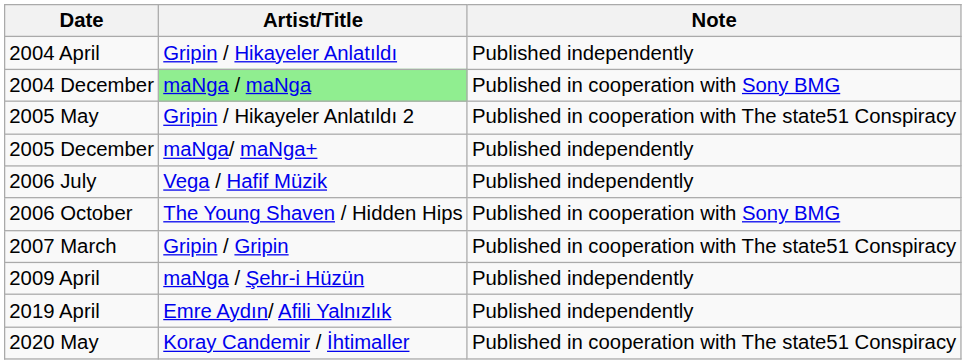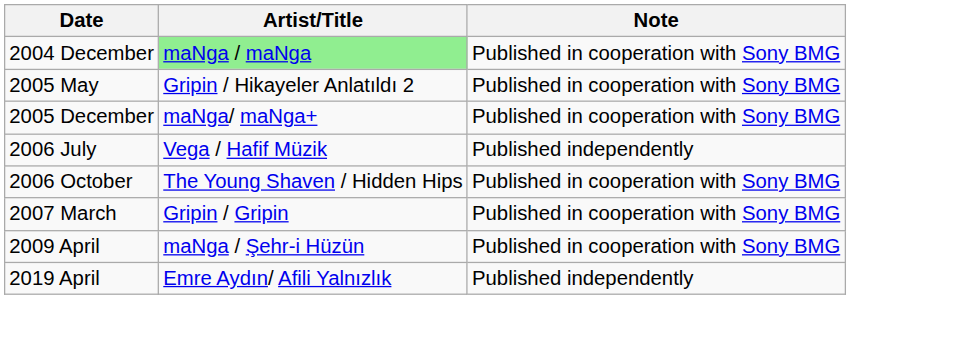- row: (55, 52)
(714, 117) Published in cooperation with The state51 Conspiracy -> (656, 85) Published in cooperation with Sony BMG
(583, 149) Published independently -> (656, 117) Published in cooperation with Sony BMG
(714, 246) Published in cooperation with The state51 Conspiracy -> (656, 213) Published in cooperation with Sony BMG
(583, 278) Published independently -> (656, 246) Published in cooperation with Sony BMG
- row: (54, 342)
